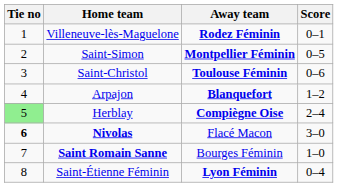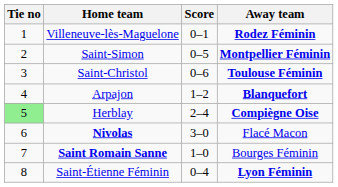columns swapped: (315, 14) <-> (240, 14)
(24, 133) bold -> (24, 133) normal
